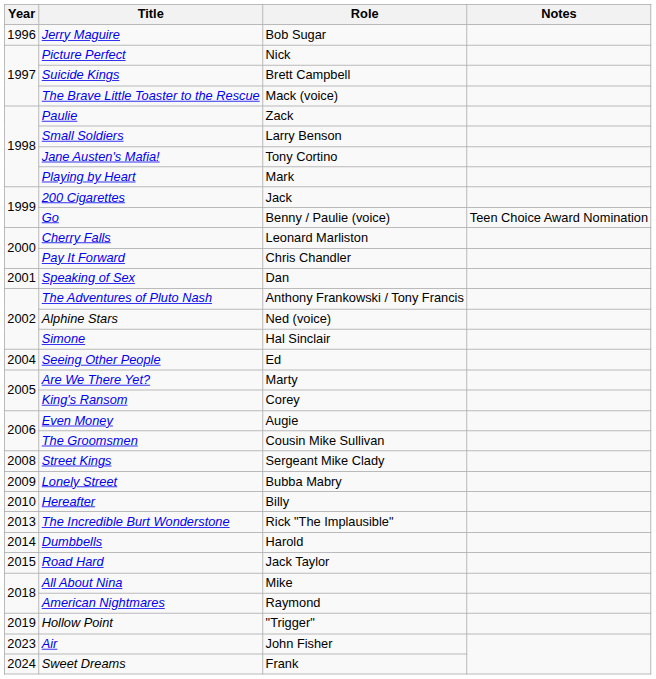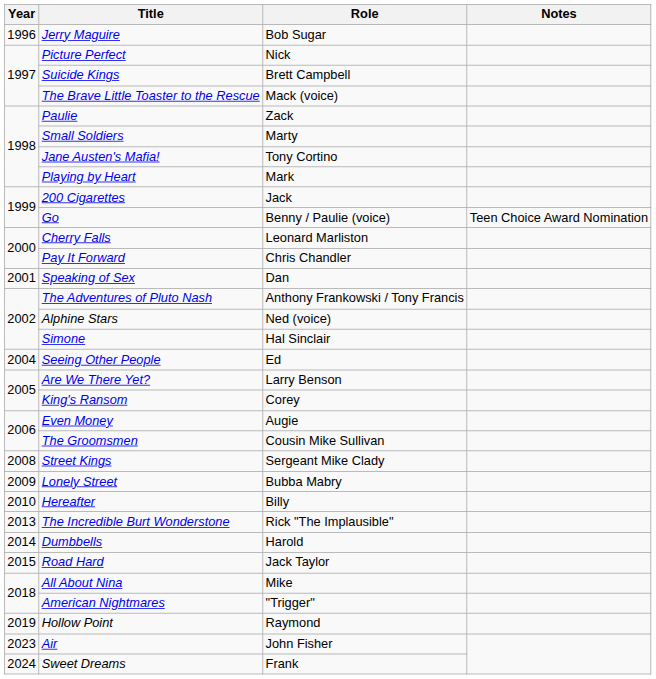(304, 136) Larry Benson -> (282, 136) Marty
(282, 380) Marty -> (304, 380) Larry Benson
(293, 603) Raymond -> (290, 603) "Trigger"
(290, 623) "Trigger" -> (293, 623) Raymond
